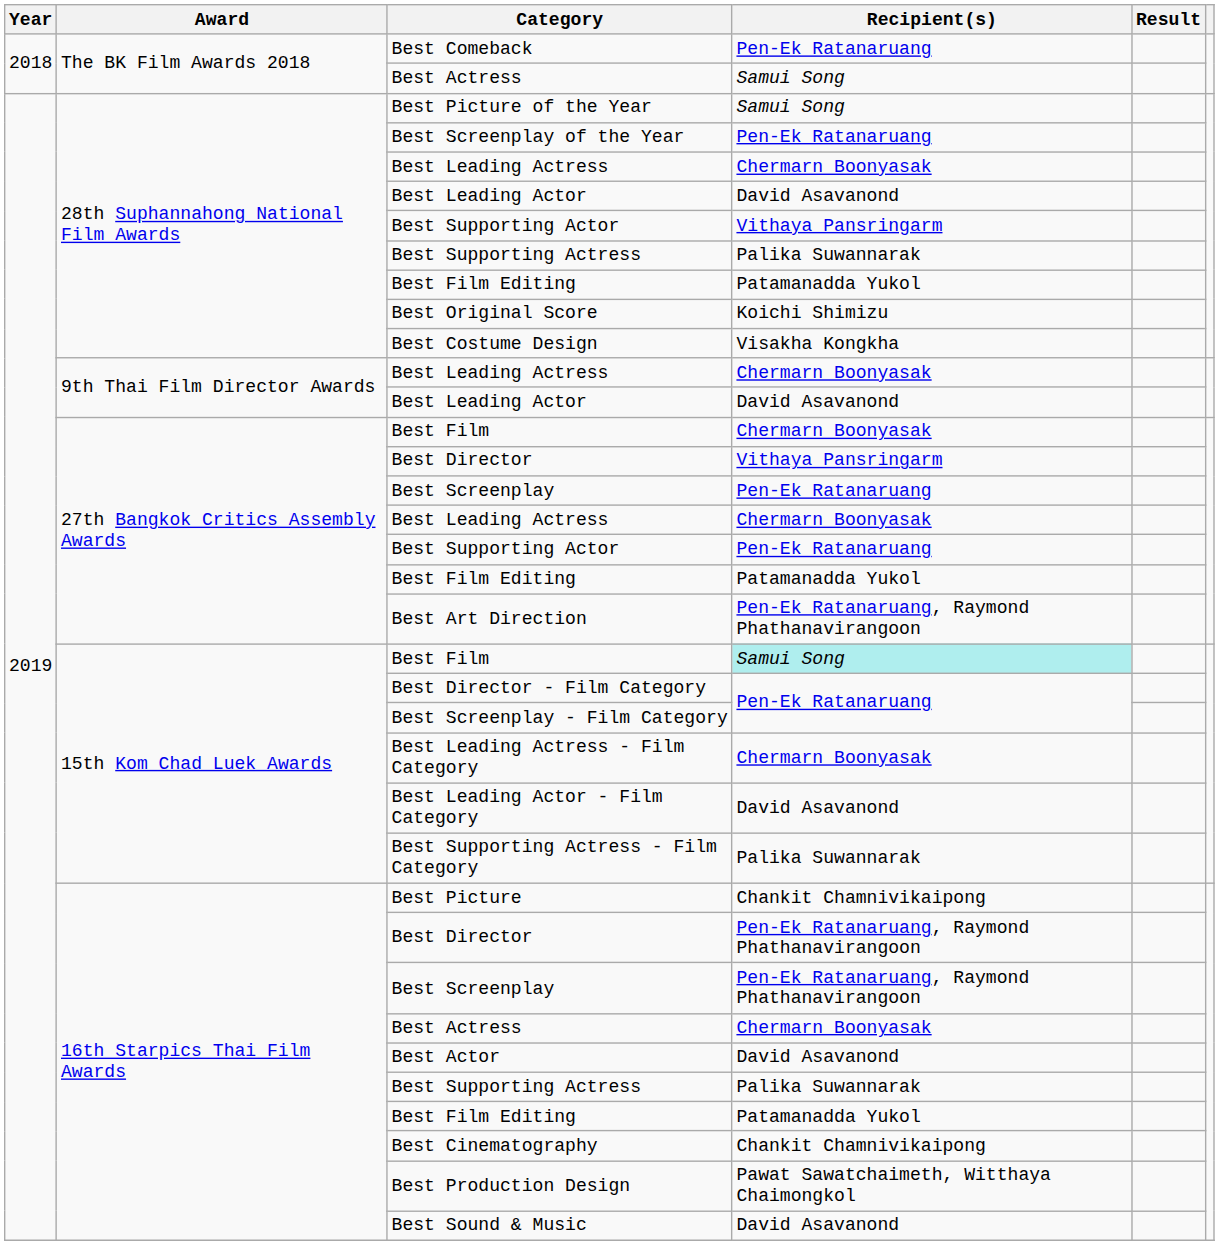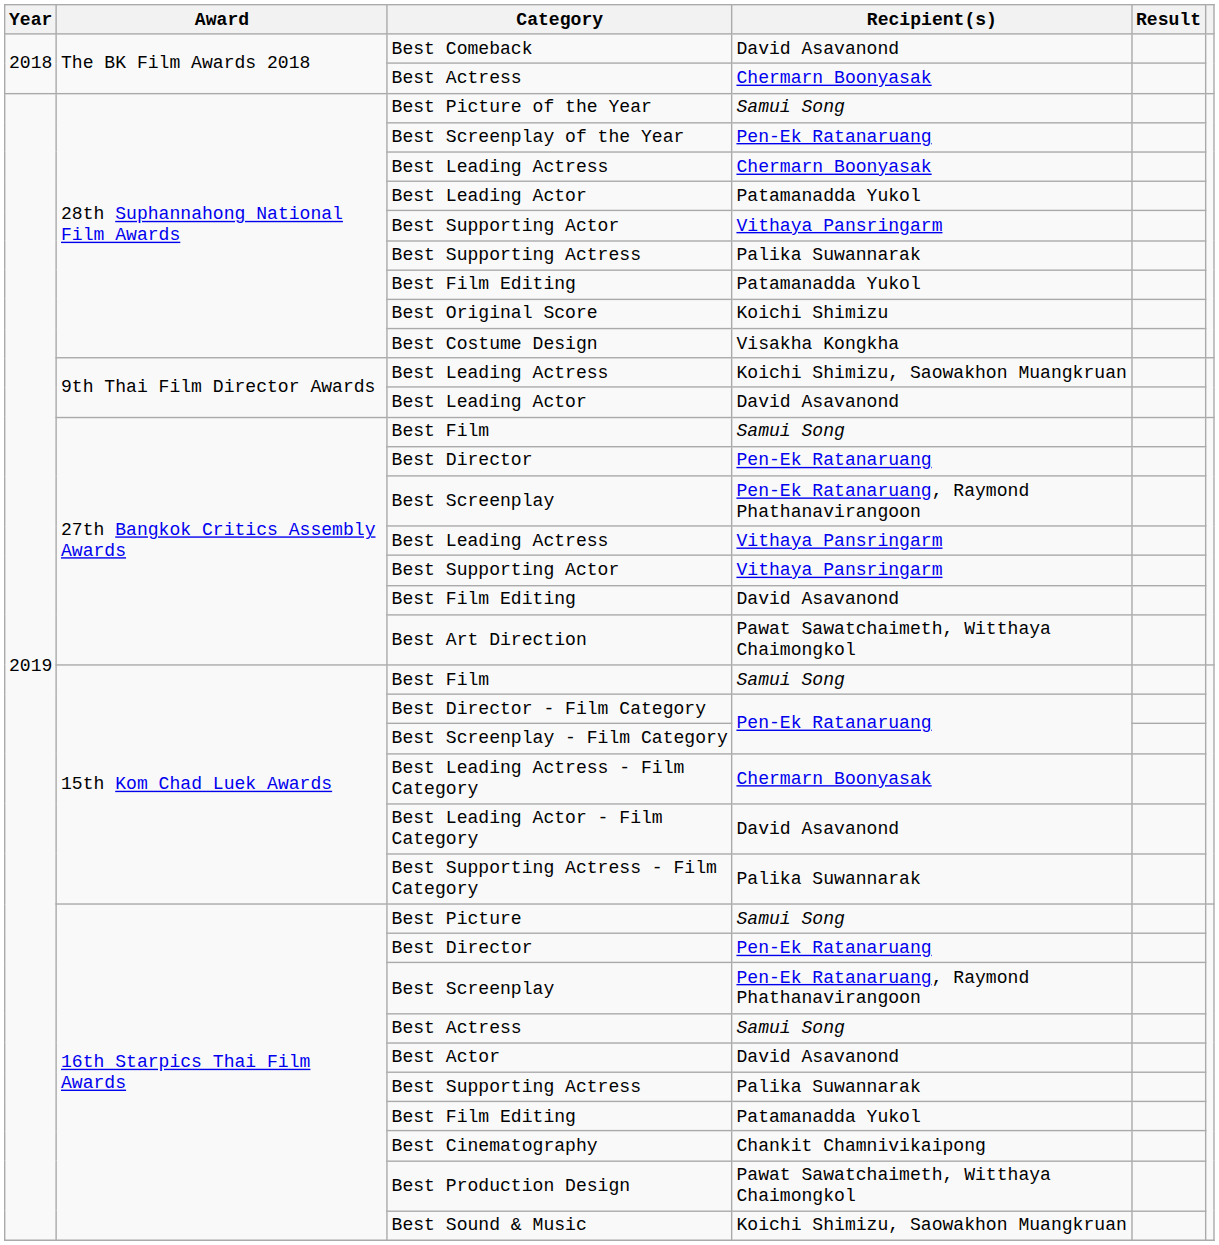(834, 49) Pen-Ek Ratanaruang -> (818, 49) David Asavanond
(791, 78) Samui Song -> (834, 78) Chermarn Boonyasak
(818, 196) David Asavanond -> (829, 196) Patamanadda Yukol
(834, 373) Chermarn Boonyasak -> (932, 373) Koichi Shimizu, Saowakhon Muangkruan
(834, 432) Chermarn Boonyasak -> (791, 432) Samui Song
(839, 461) Vithaya Pansringarm -> (834, 461) Pen-Ek Ratanaruang
(834, 491) Pen-Ek Ratanaruang -> (883, 501) Pen-Ek Ratanaruang, Raymond Phathanavirangoon
(834, 520) Chermarn Boonyasak -> (839, 541) Vithaya Pansringarm
(834, 550) Pen-Ek Ratanaruang -> (839, 570) Vithaya Pansringarm
(829, 579) Patamanadda Yukol -> (818, 600) David Asavanond
(883, 619) Pen-Ek Ratanaruang, Raymond Phathanavirangoon -> (894, 640) Pawat Sawatchaimeth, Witthaya Chaimongkol
(791, 659) paleturquoise background -> (791, 680) no background
(861, 898) Chankit Chamnivikaipong -> (791, 919) Samui Song
(883, 938) Pen-Ek Ratanaruang, Raymond Phathanavirangoon -> (834, 948) Pen-Ek Ratanaruang
(834, 1028) Chermarn Boonyasak -> (791, 1028) Samui Song
(818, 1226) David Asavanond -> (932, 1226) Koichi Shimizu, Saowakhon Muangkruan
